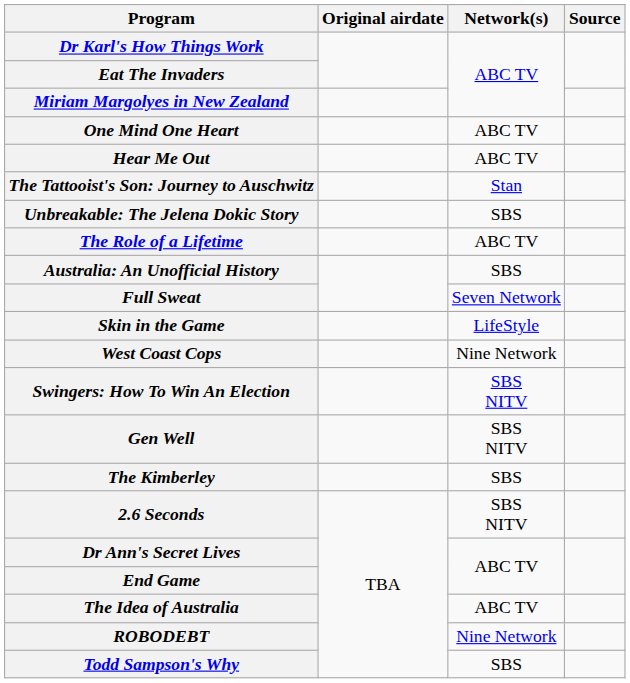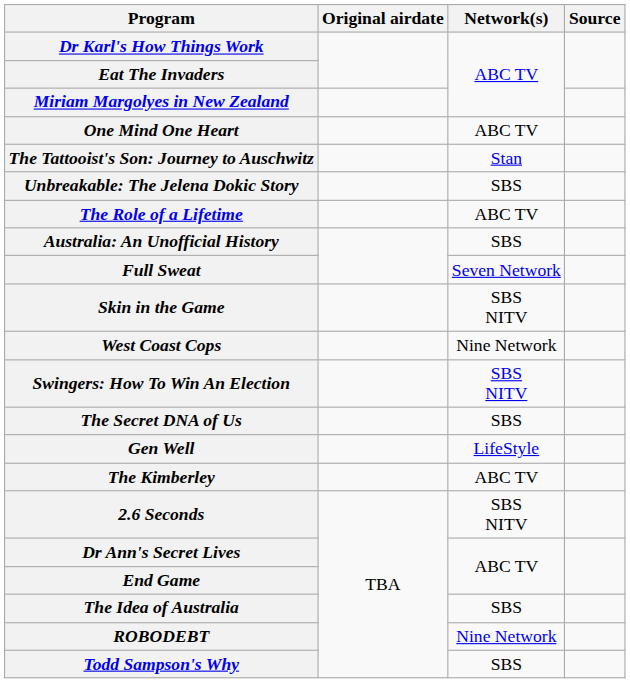- row: (161, 158)
(506, 325) LifeStyle -> (506, 307) SBS NITV
+ row: (161, 420)
(506, 438) SBS NITV -> (506, 448) LifeStyle
(506, 476) SBS -> (506, 476) ABC TV
(506, 608) ABC TV -> (506, 608) SBS
